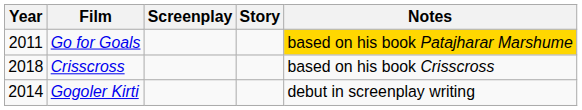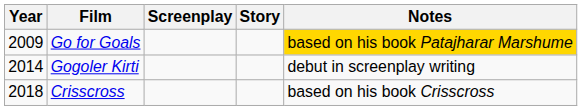(26, 42) 2011 -> (26, 42) 2009
rows swapped: (95, 92) <-> (88, 67)
